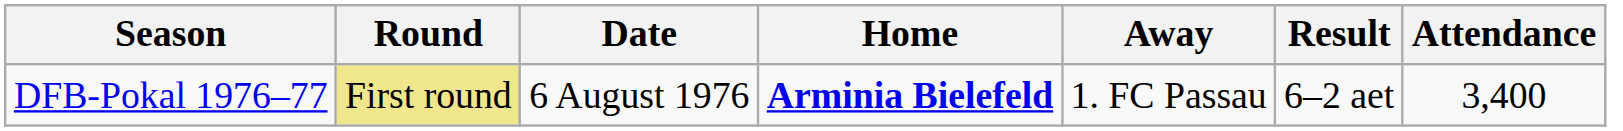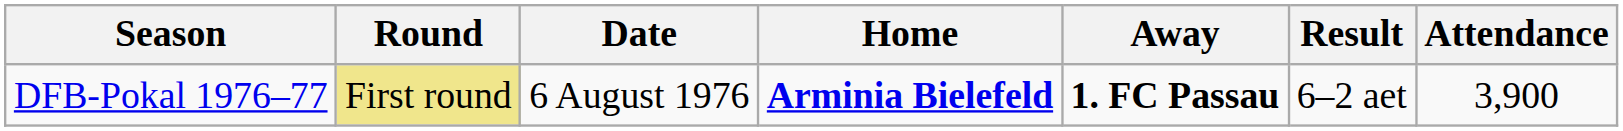(1169, 94) normal -> (1175, 94) bold
(1504, 94) 3,400 -> (1517, 94) 3,900
